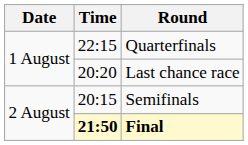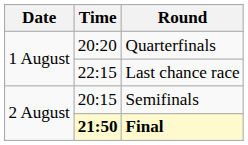(97, 45) 22:15 -> (97, 45) 20:20
(97, 72) 20:20 -> (97, 72) 22:15
